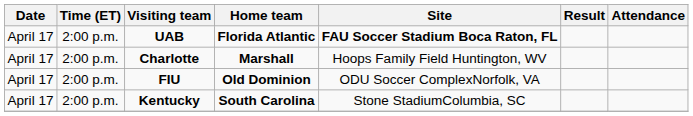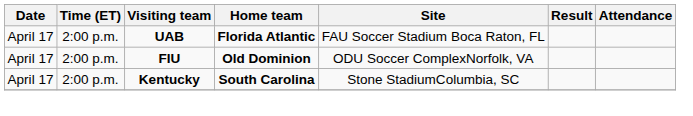(440, 37) bold -> (433, 37) normal
- row: (169, 58)
